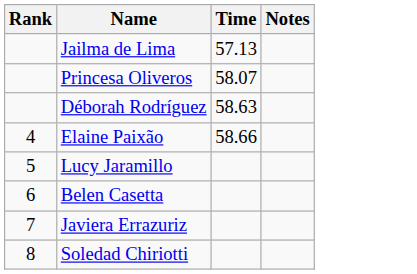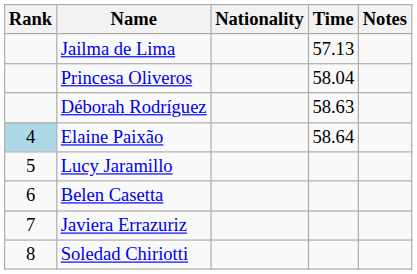+ column: (259, 19)
(236, 78) 58.07 -> (333, 78) 58.04
(31, 136) no background -> (31, 136) lightblue background
(236, 136) 58.66 -> (333, 136) 58.64
